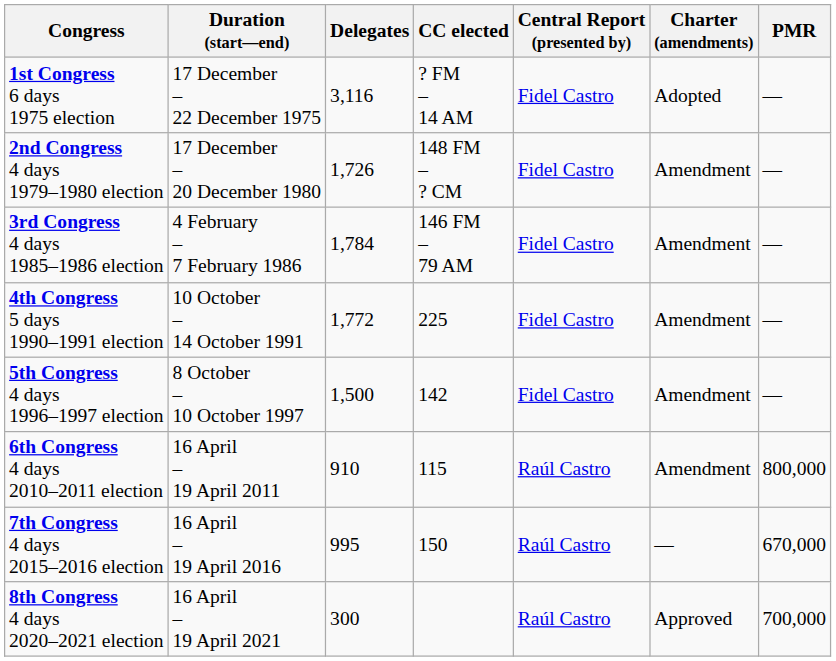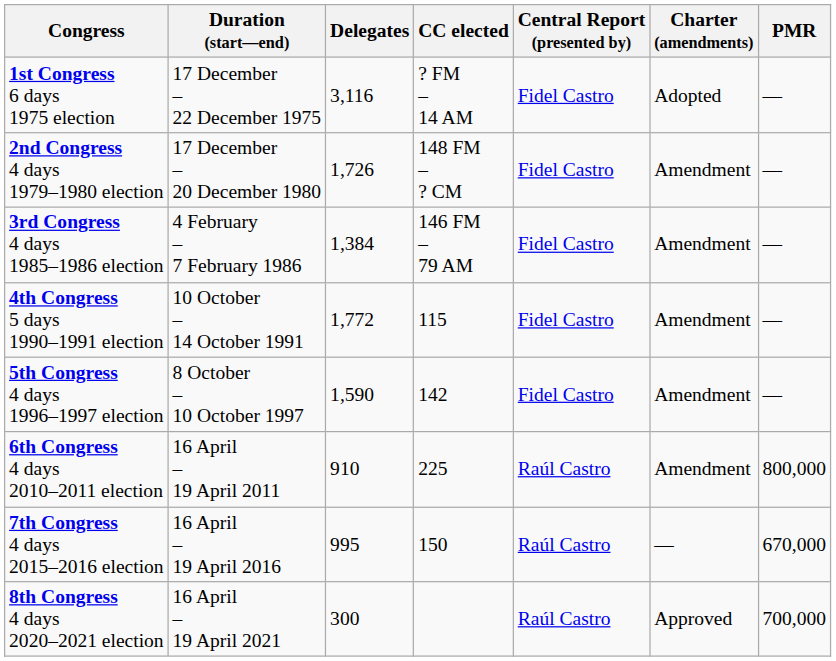(352, 244) 1,784 -> (352, 244) 1,384
(433, 319) 225 -> (433, 319) 115
(352, 394) 1,500 -> (352, 394) 1,590
(433, 469) 115 -> (433, 469) 225
